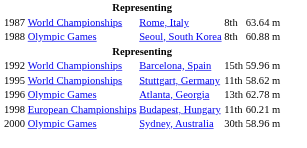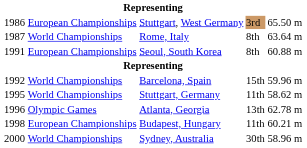+ row: (191, 22)
(15, 37) 1988 -> (15, 51) 1991
(62, 37) Olympic Games -> (82, 51) European Championships
(62, 124) Olympic Games -> (75, 138) World Championships
